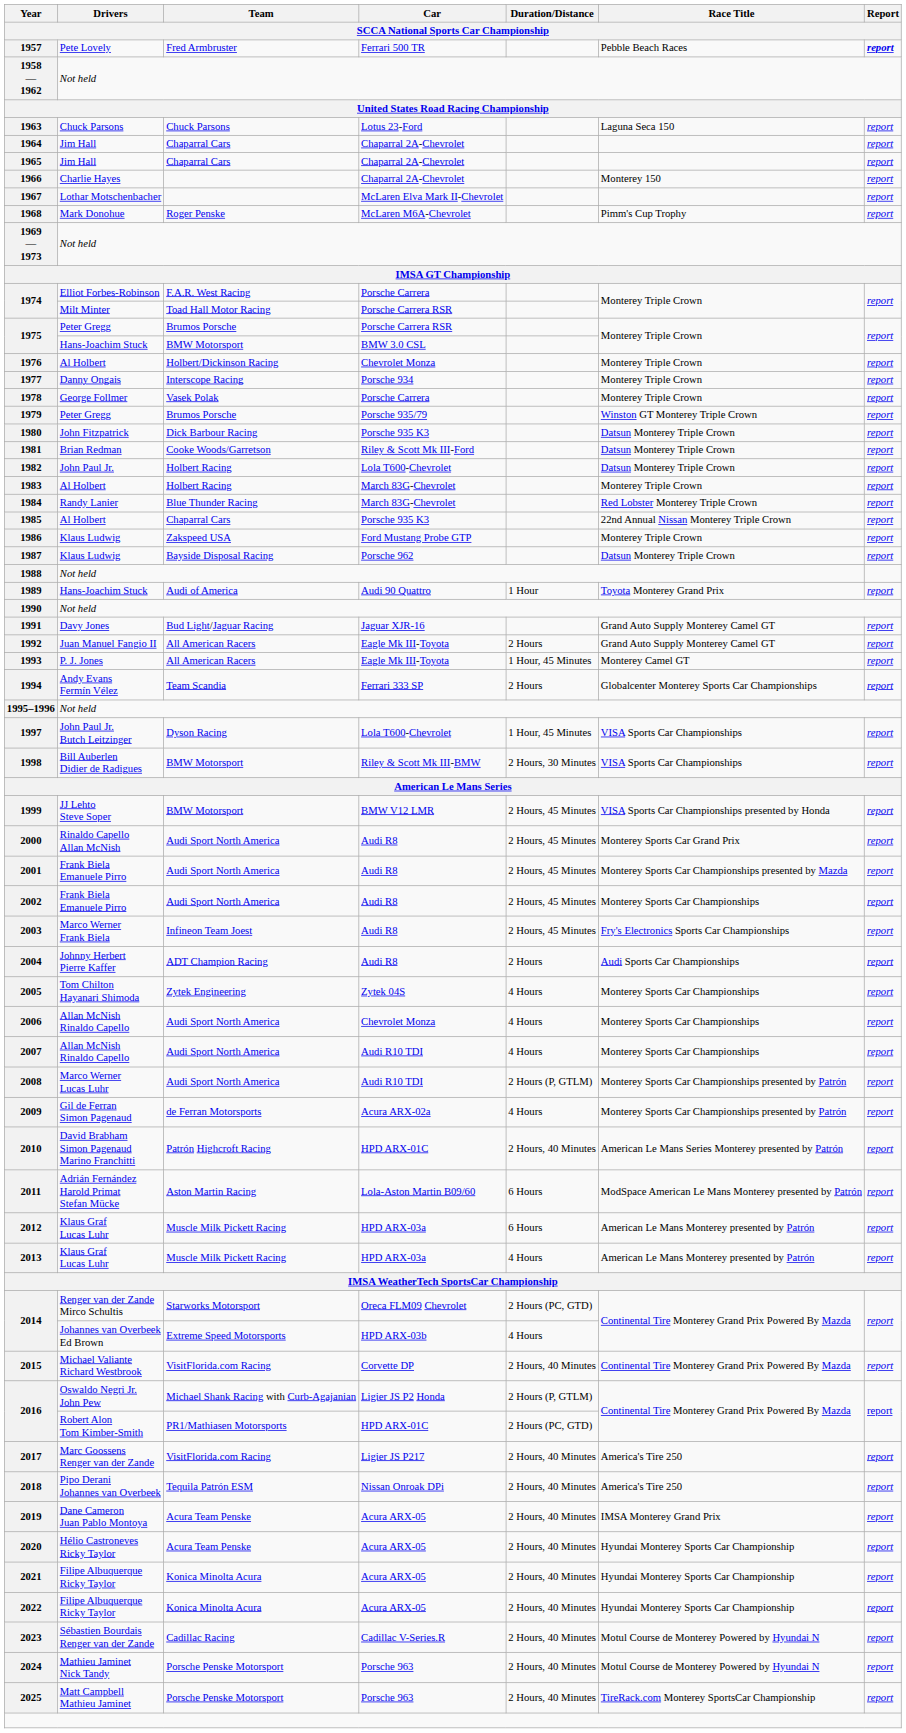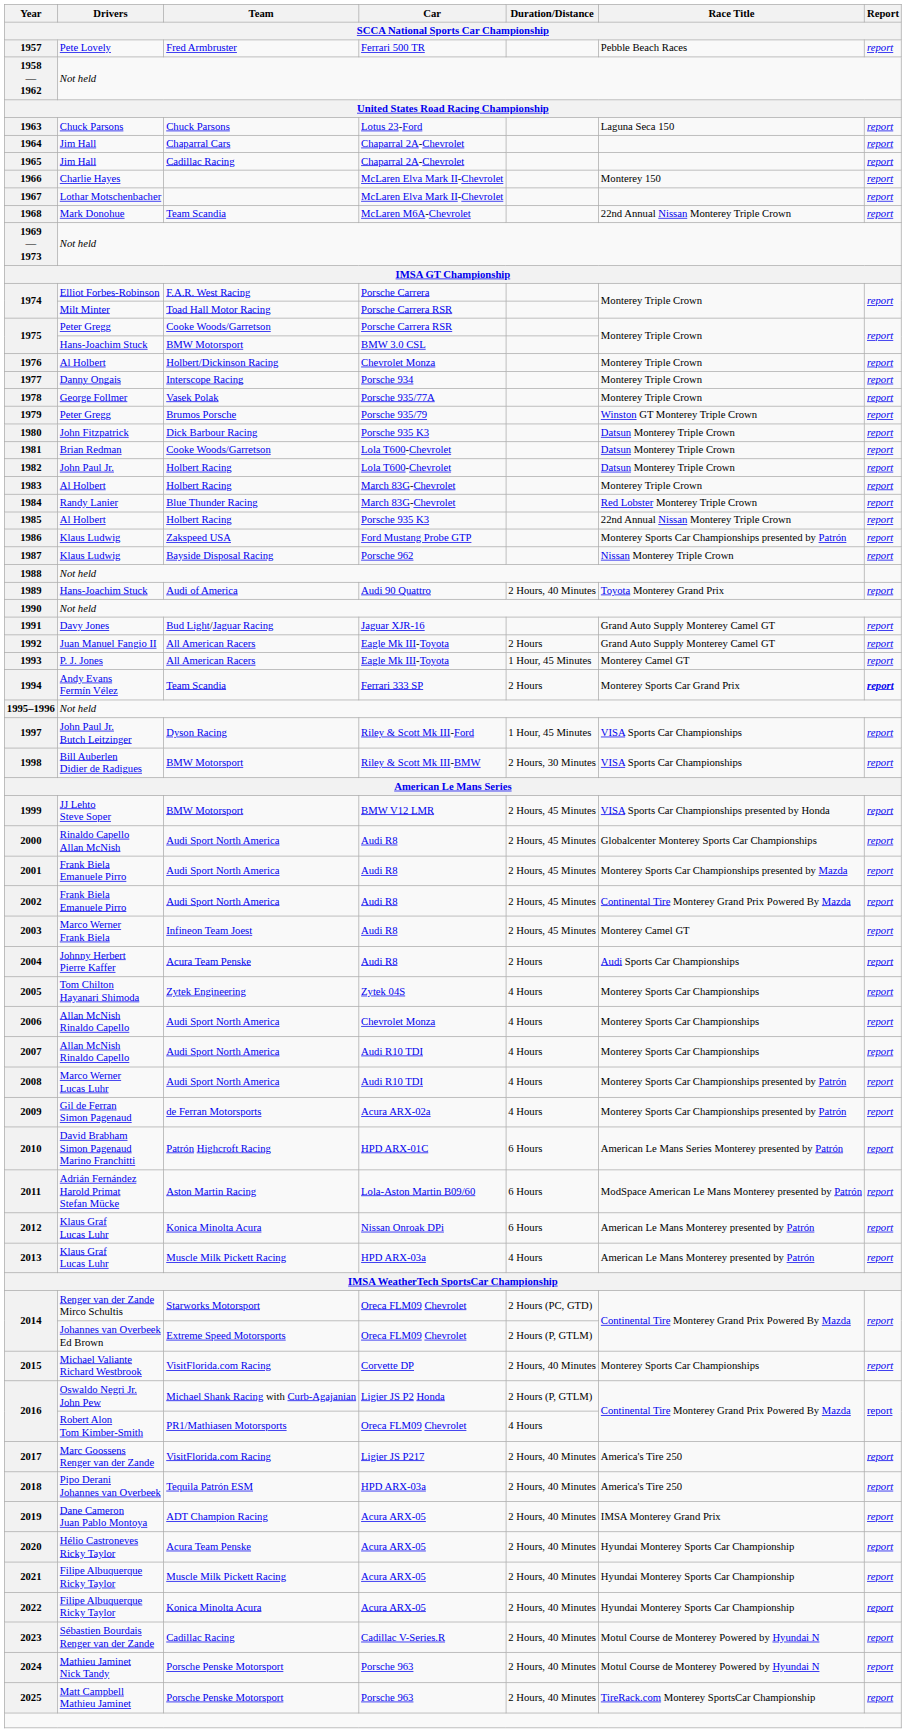(880, 48) bold -> (880, 48) normal
(198, 161) Chaparral Cars -> (200, 161) Cadillac Racing
(413, 179) Chaparral 2A-Chevrolet -> (432, 179) McLaren Elva Mark II-Chevrolet
(196, 214) Roger Penske -> (196, 214) Team Scandia
(644, 214) Pimm's Cup Trophy -> (696, 214) 22nd Annual Nissan Monterey Triple Crown
(201, 327) Brumos Porsche -> (218, 327) Cooke Woods/Garretson
(395, 397) Porsche Carrera -> (398, 397) Porsche 935/77A
(418, 450) Riley & Scott Mk III-Ford -> (406, 450) Lola T600-Chevrolet
(198, 520) Chaparral Cars -> (199, 520) Holbert Racing
(651, 538) Monterey Triple Crown -> (724, 538) Monterey Sports Car Championships presented by Patrón
(668, 556) Datsun Monterey Triple Crown -> (667, 556) Nissan Monterey Triple Crown
(523, 591) 1 Hour -> (552, 591) 2 Hours, 40 Minutes
(709, 685) Globalcenter Monterey Sports Car Championships -> (670, 685) Monterey Sports Car Grand Prix
(880, 685) normal -> (880, 685) bold
(406, 733) Lola T600-Chevrolet -> (418, 733) Riley & Scott Mk III-Ford
(670, 841) Monterey Sports Car Grand Prix -> (709, 841) Globalcenter Monterey Sports Car Championships
(680, 901) Monterey Sports Car Championships -> (726, 901) Continental Tire Monterey Grand Prix Powered By Mazda
(695, 931) Fry's Electronics Sports Car Championships -> (645, 931) Monterey Camel GT
(217, 961) ADT Champion Racing -> (209, 961) Acura Team Penske
(550, 1082) 2 Hours (P, GTLM) -> (525, 1082) 4 Hours
(552, 1149) 2 Hours, 40 Minutes -> (525, 1149) 6 Hours
(226, 1228) Muscle Milk Pickett Racing -> (214, 1228) Konica Minolta Acura
(393, 1228) HPD ARX-03a -> (402, 1228) Nissan Onroak DPi
(394, 1336) HPD ARX-03b -> (414, 1336) Oreca FLM09 Chevrolet
(525, 1336) 4 Hours -> (550, 1336) 2 Hours (P, GTLM)
(726, 1366) Continental Tire Monterey Grand Prix Powered By Mazda -> (680, 1366) Monterey Sports Car Championships
(395, 1426) HPD ARX-01C -> (414, 1426) Oreca FLM09 Chevrolet
(550, 1426) 2 Hours (PC, GTD) -> (525, 1426) 4 Hours
(402, 1487) Nissan Onroak DPi -> (393, 1487) HPD ARX-03a
(209, 1517) Acura Team Penske -> (217, 1517) ADT Champion Racing
(214, 1577) Konica Minolta Acura -> (226, 1577) Muscle Milk Pickett Racing
